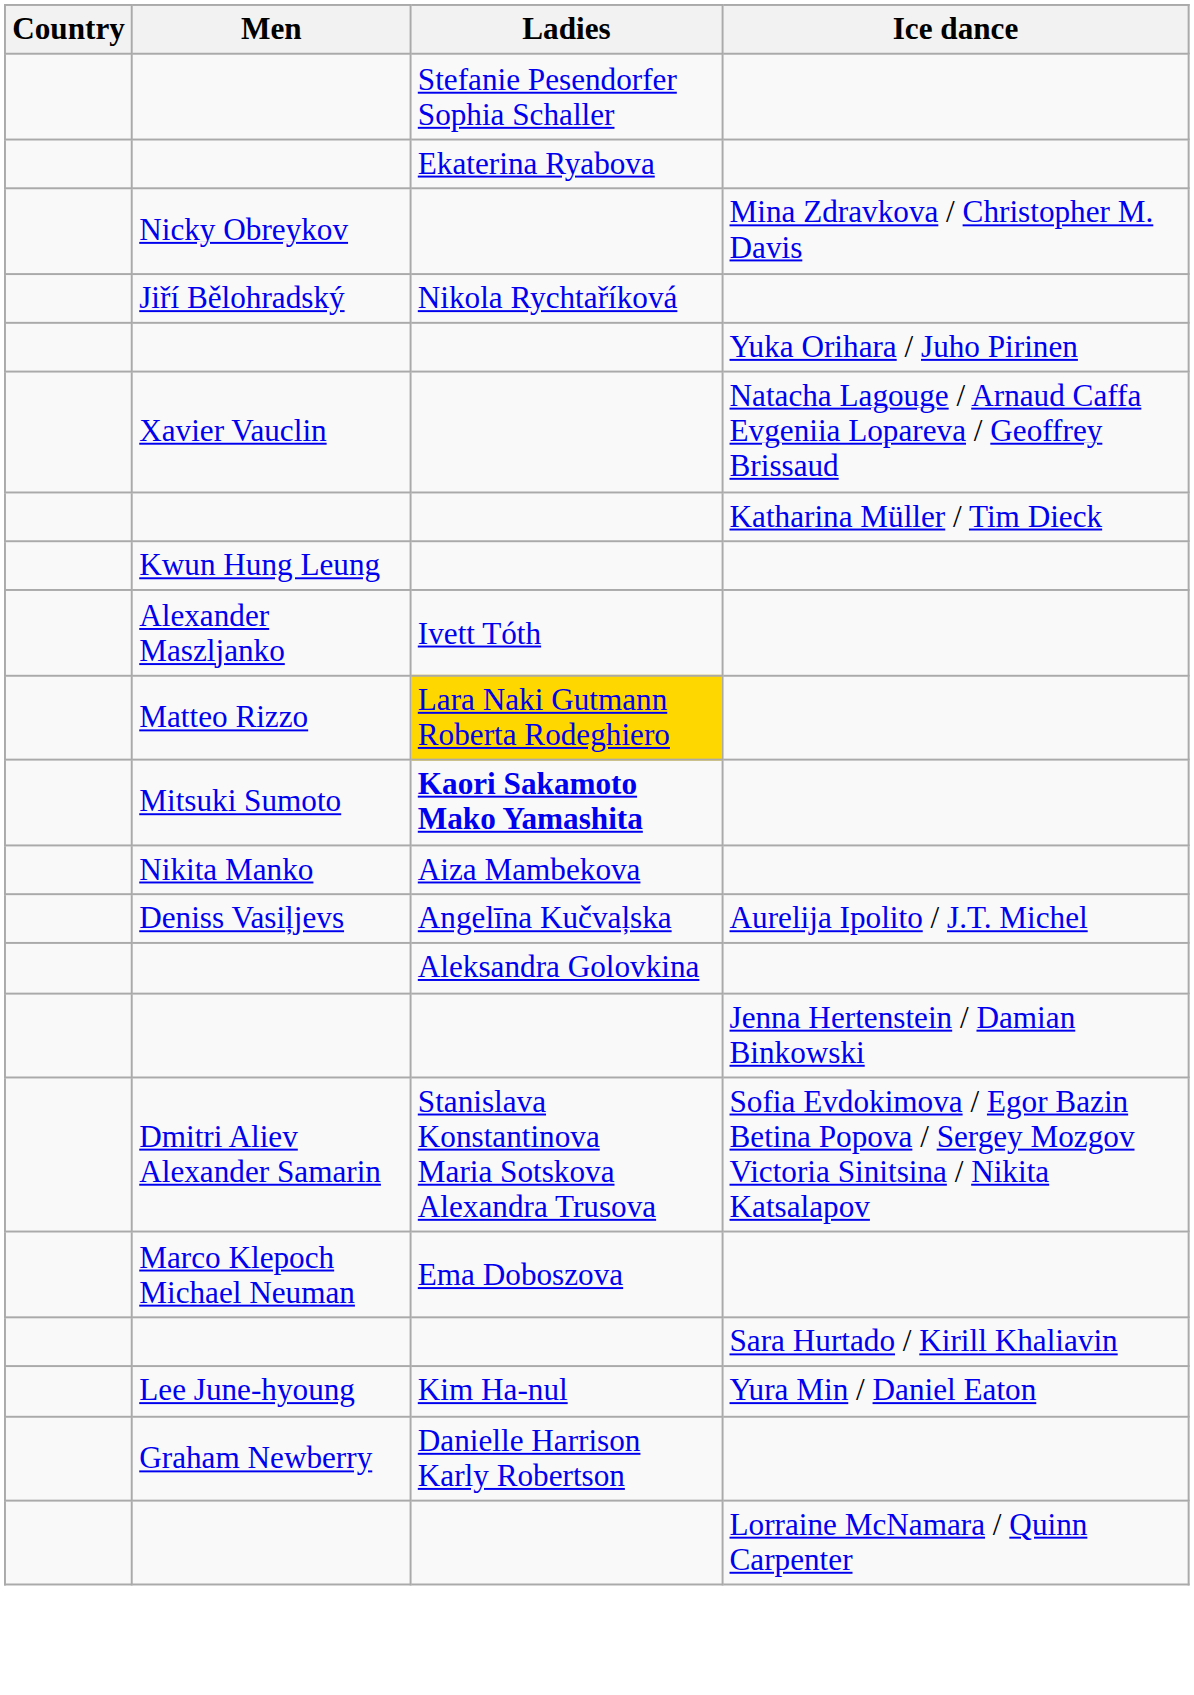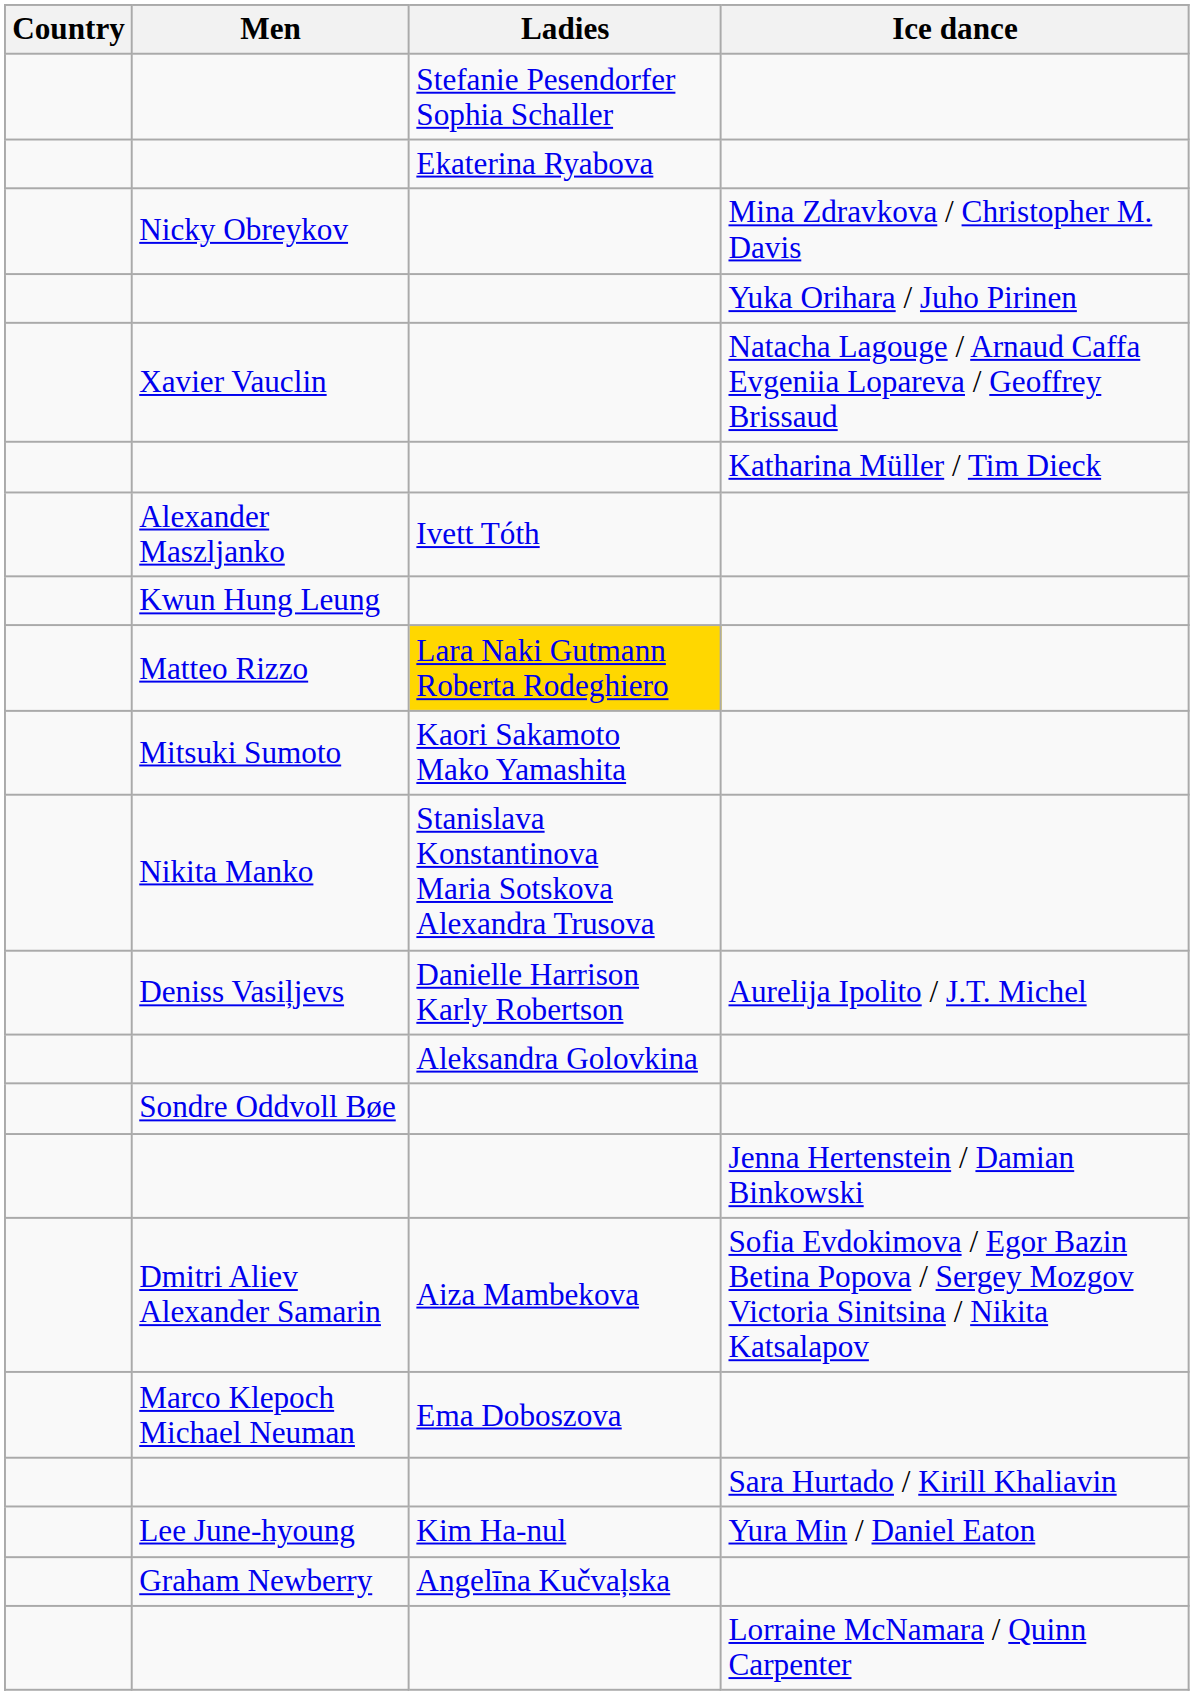- row: (242, 297)
rows swapped: (260, 565) <-> (212, 632)
(530, 801) bold -> (521, 752) normal
(529, 868) Aiza Mambekova -> (536, 871) Stanislava Konstantinova Maria Sotskova Alexandra Trusova
(545, 918) Angelīna Kučvaļska -> (528, 991) Danielle Harrison Karly Robertson
+ row: (267, 1108)
(537, 1154) Stanislava Konstantinova Maria Sotskova Alexandra Trusova -> (528, 1294) Aiza Mambekova
(529, 1457) Danielle Harrison Karly Robertson -> (543, 1580) Angelīna Kučvaļska
